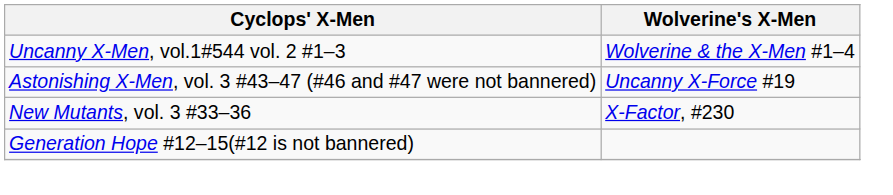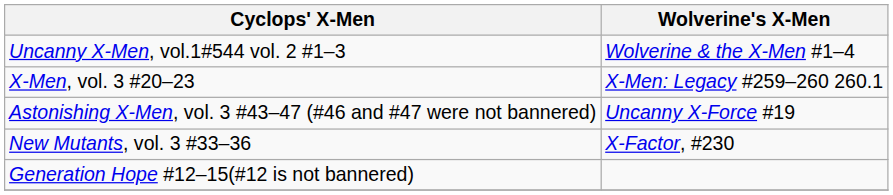+ row: (102, 81)
